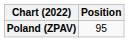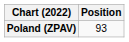(101, 28) 95 -> (101, 28) 93
